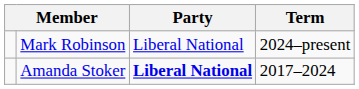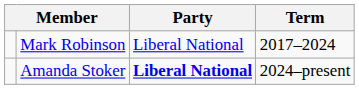(305, 44) 2024–present -> (298, 44) 2017–2024
(298, 71) 2017–2024 -> (305, 71) 2024–present
